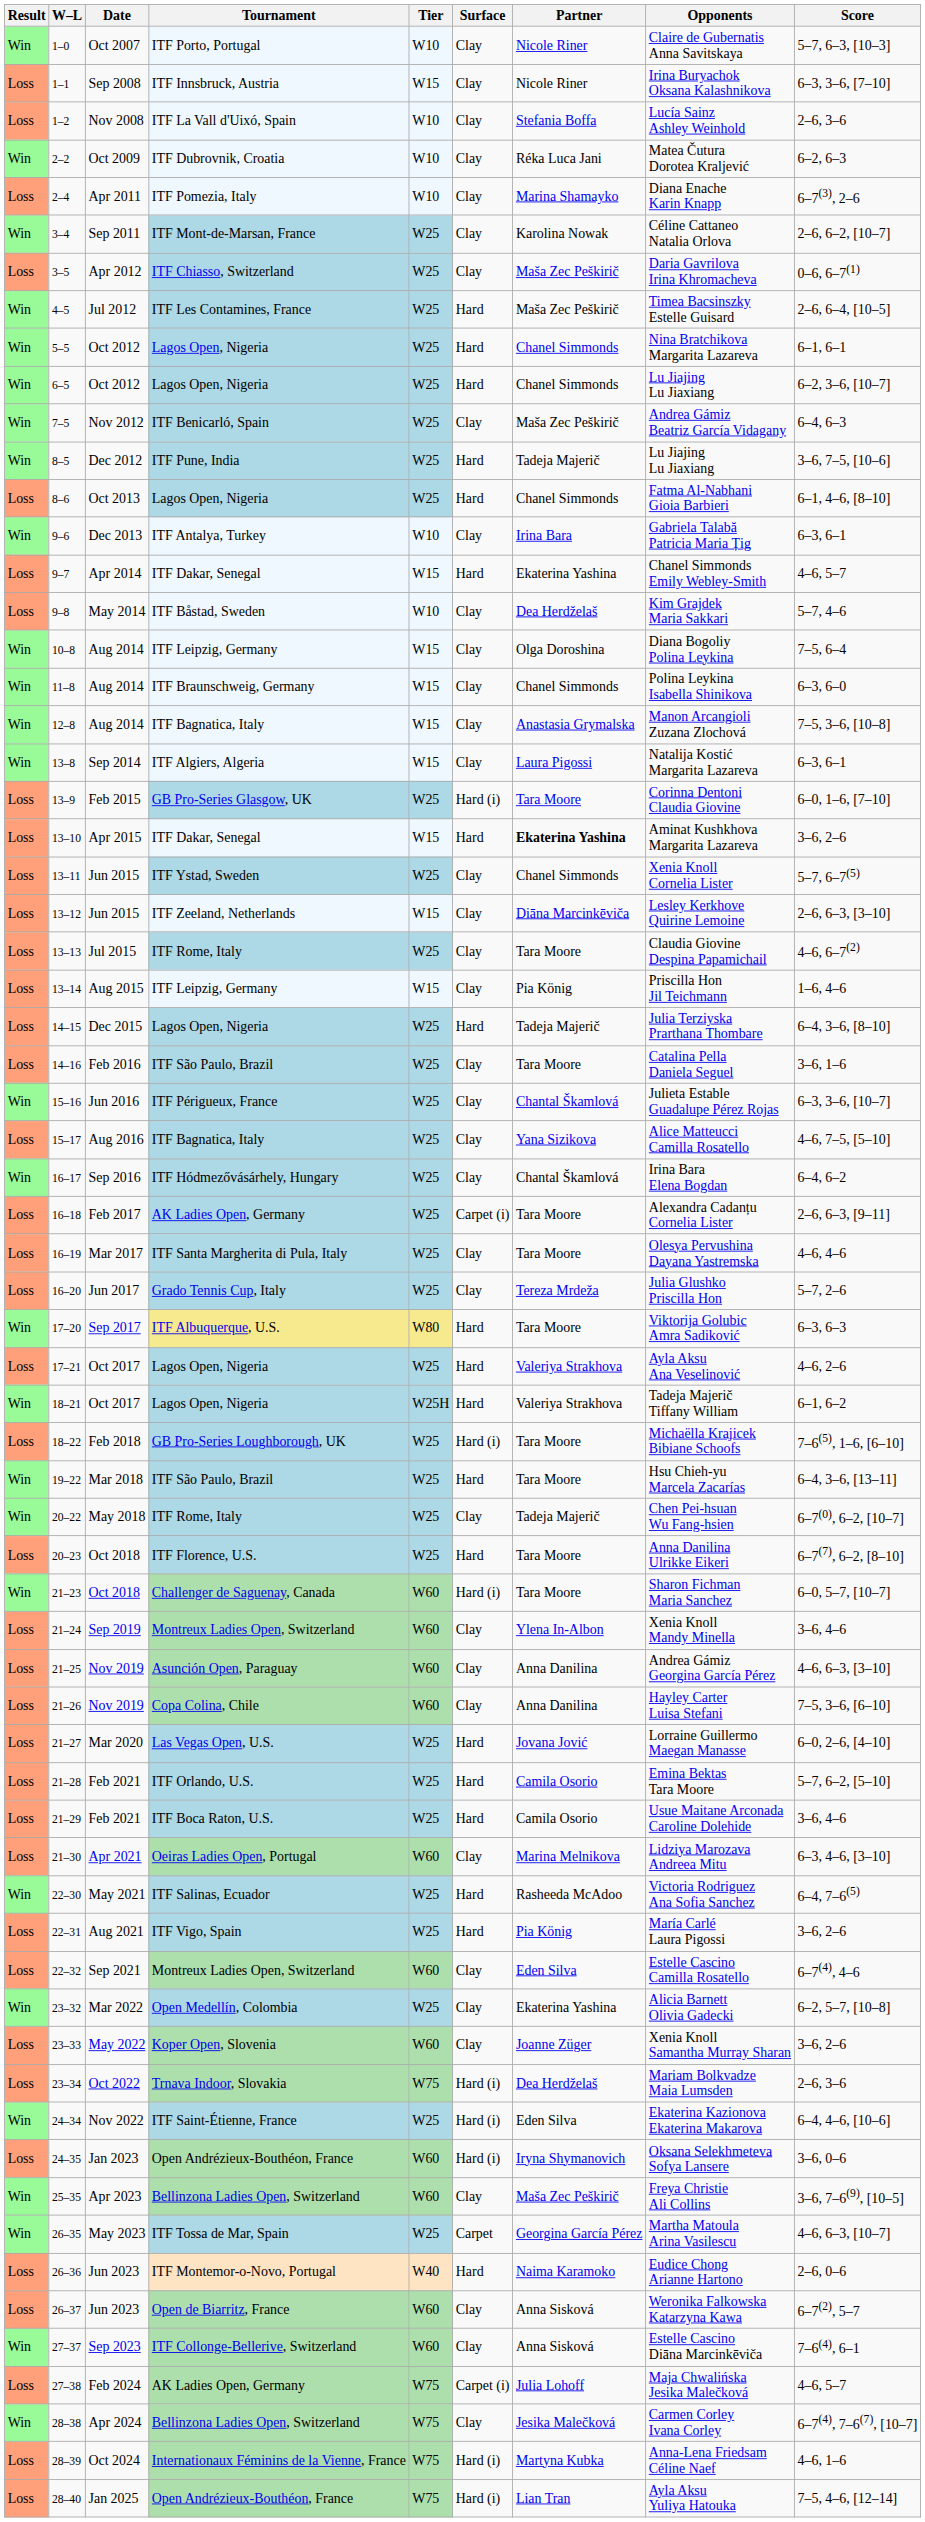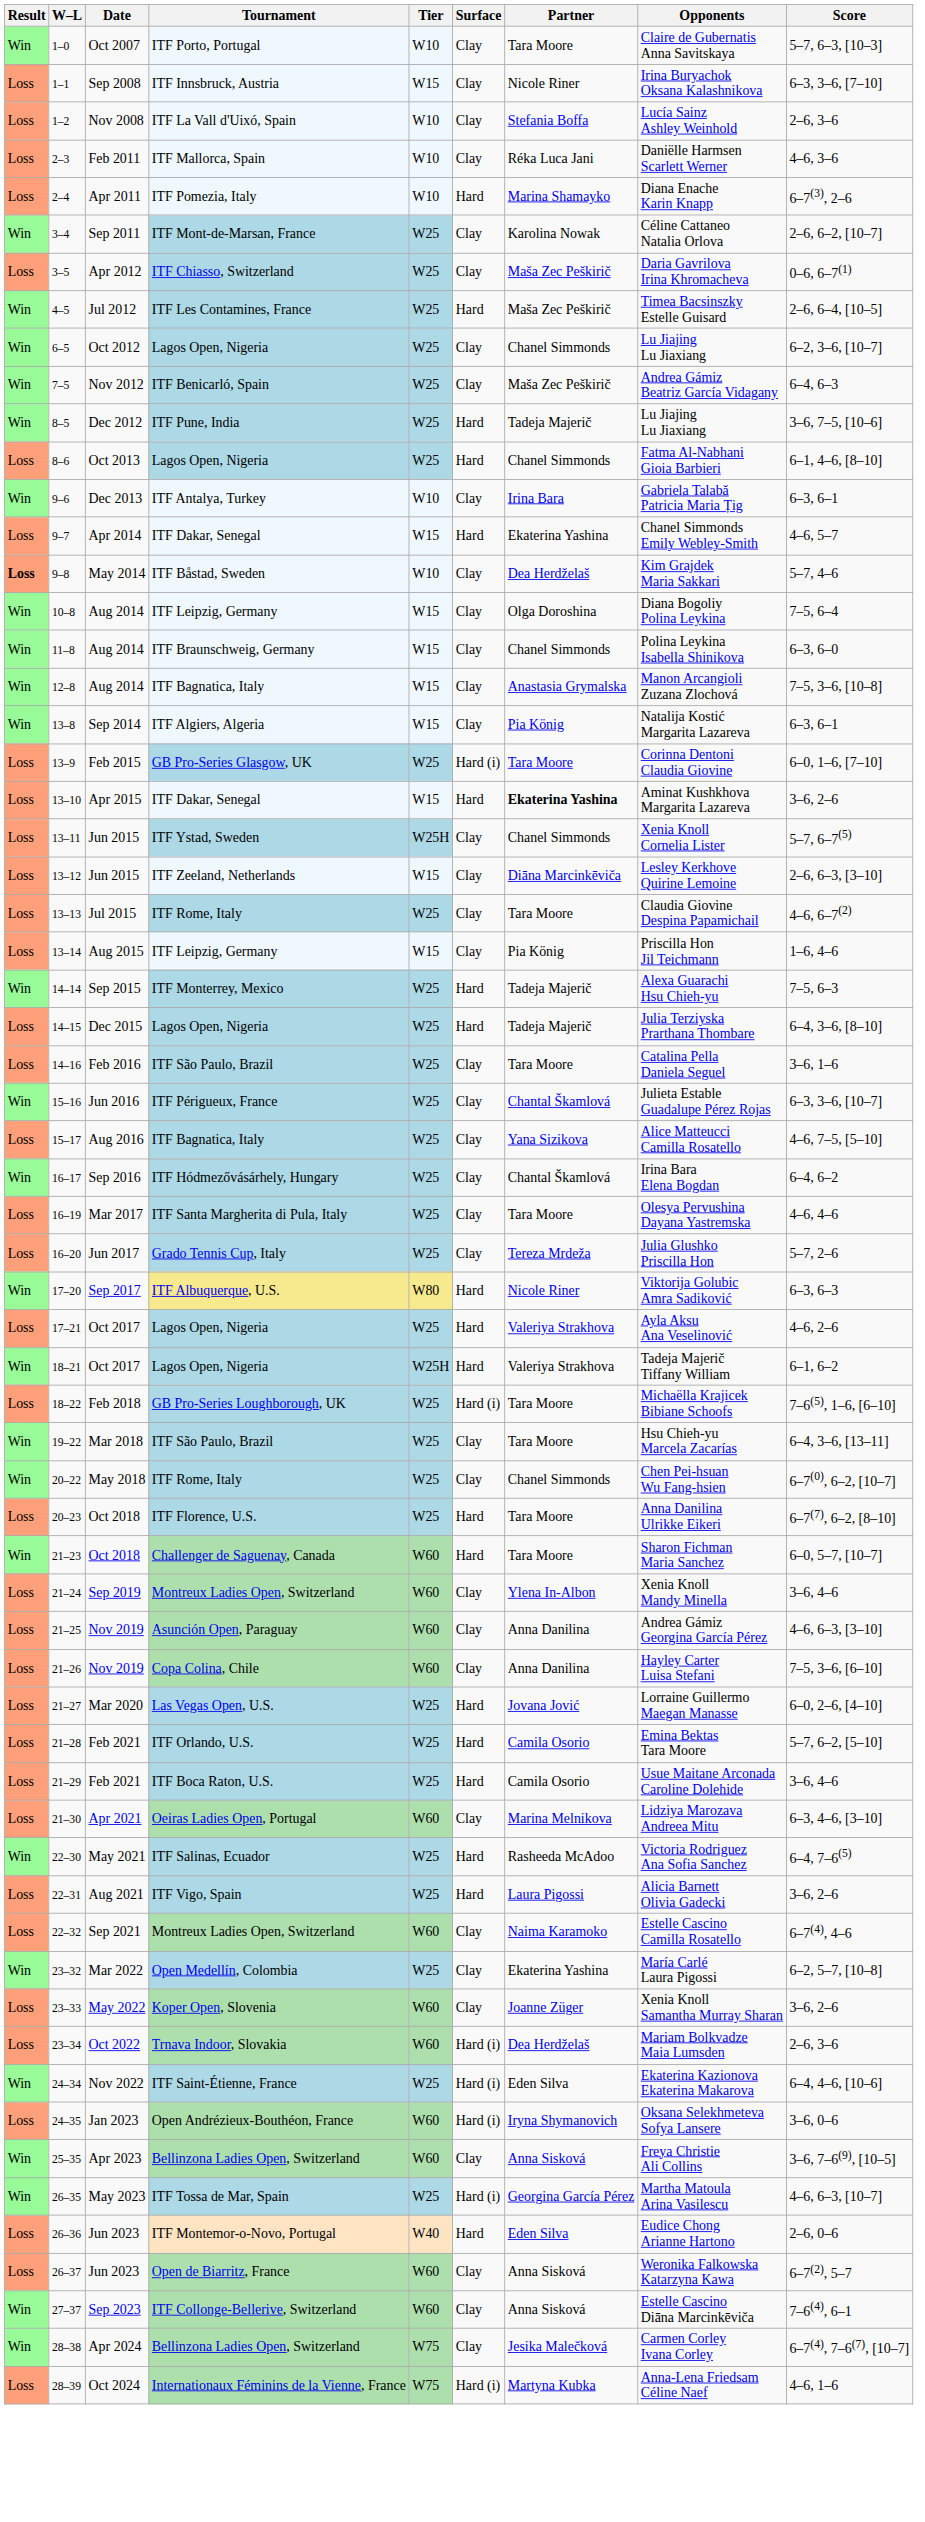(552, 45) Nicole Riner -> (540, 45) Tara Moore
- row: (61, 159)
+ row: (61, 159)
(469, 196) Clay -> (470, 196) Hard
- row: (61, 348)
(470, 385) Hard -> (469, 347) Clay
(21, 611) normal -> (21, 573) bold
(554, 762) Laura Pigossi -> (536, 724) Pia König
(426, 875) W25 -> (431, 837) W25H
+ row: (66, 989)
- row: (66, 1216)
(548, 1328) Tara Moore -> (544, 1290) Nicole Riner
(470, 1479) Hard -> (469, 1441) Clay
(558, 1517) Tadeja Majerič -> (559, 1479) Chanel Simmonds
(478, 1592) Hard (i) -> (470, 1554) Hard
(544, 1932) Pia König -> (546, 1894) Laura Pigossi
(687, 1932) María Carlé Laura Pigossi -> (683, 1894) Alicia Barnett Olivia Gadecki
(546, 1969) Eden Silva -> (557, 1932) Naima Karamoko
(691, 2007) Alicia Barnett Olivia Gadecki -> (679, 1969) María Carlé Laura Pigossi
(426, 2083) W75 -> (426, 2045) W60
(567, 2196) Maša Zec Peškirič -> (547, 2158) Anna Sisková
(474, 2234) Carpet -> (478, 2196) Hard (i)
(566, 2271) Naima Karamoko -> (538, 2234) Eden Silva
- row: (66, 2385)
- row: (66, 2499)
